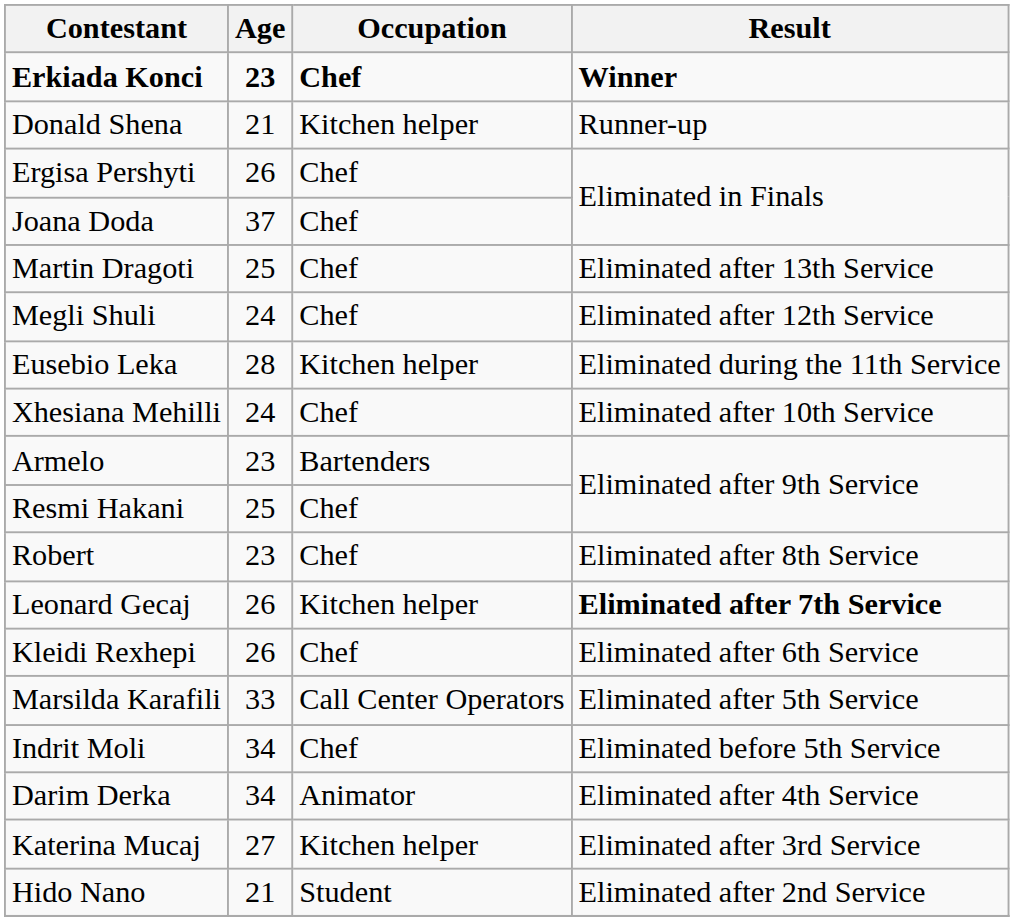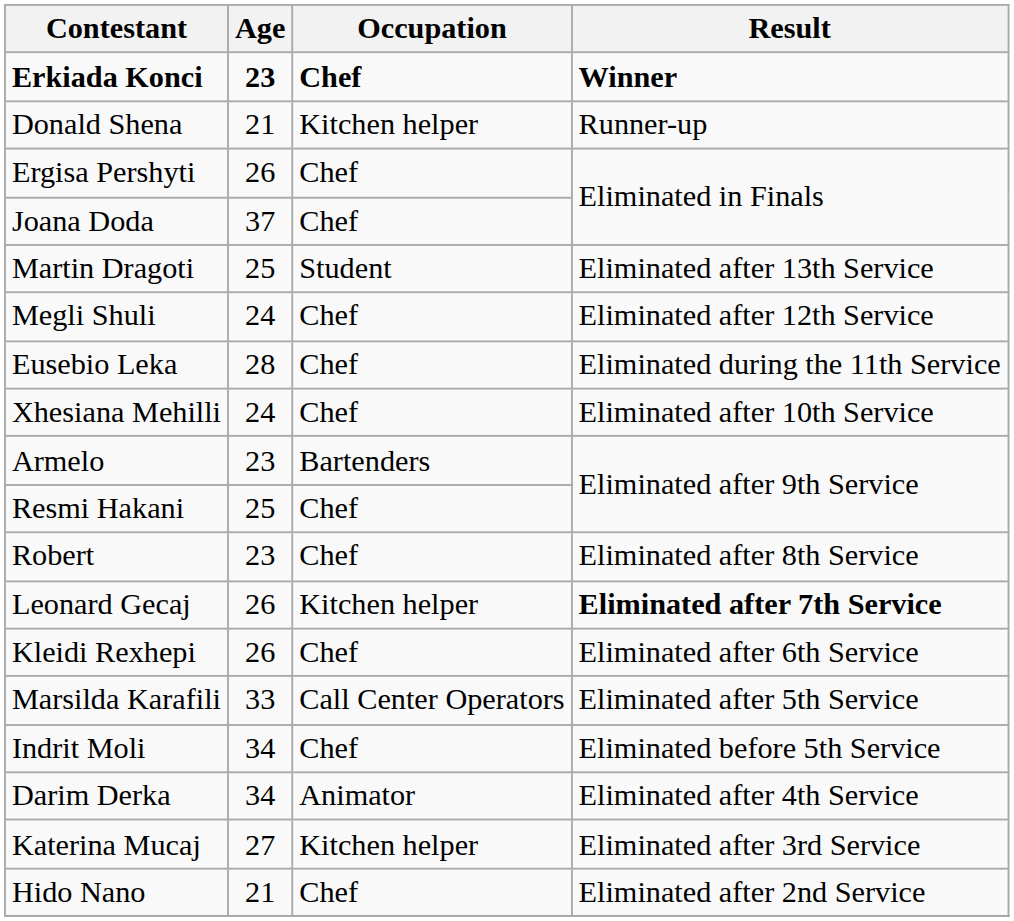(329, 268) Chef -> (345, 268) Student
(389, 364) Kitchen helper -> (329, 364) Chef
(345, 891) Student -> (329, 891) Chef
